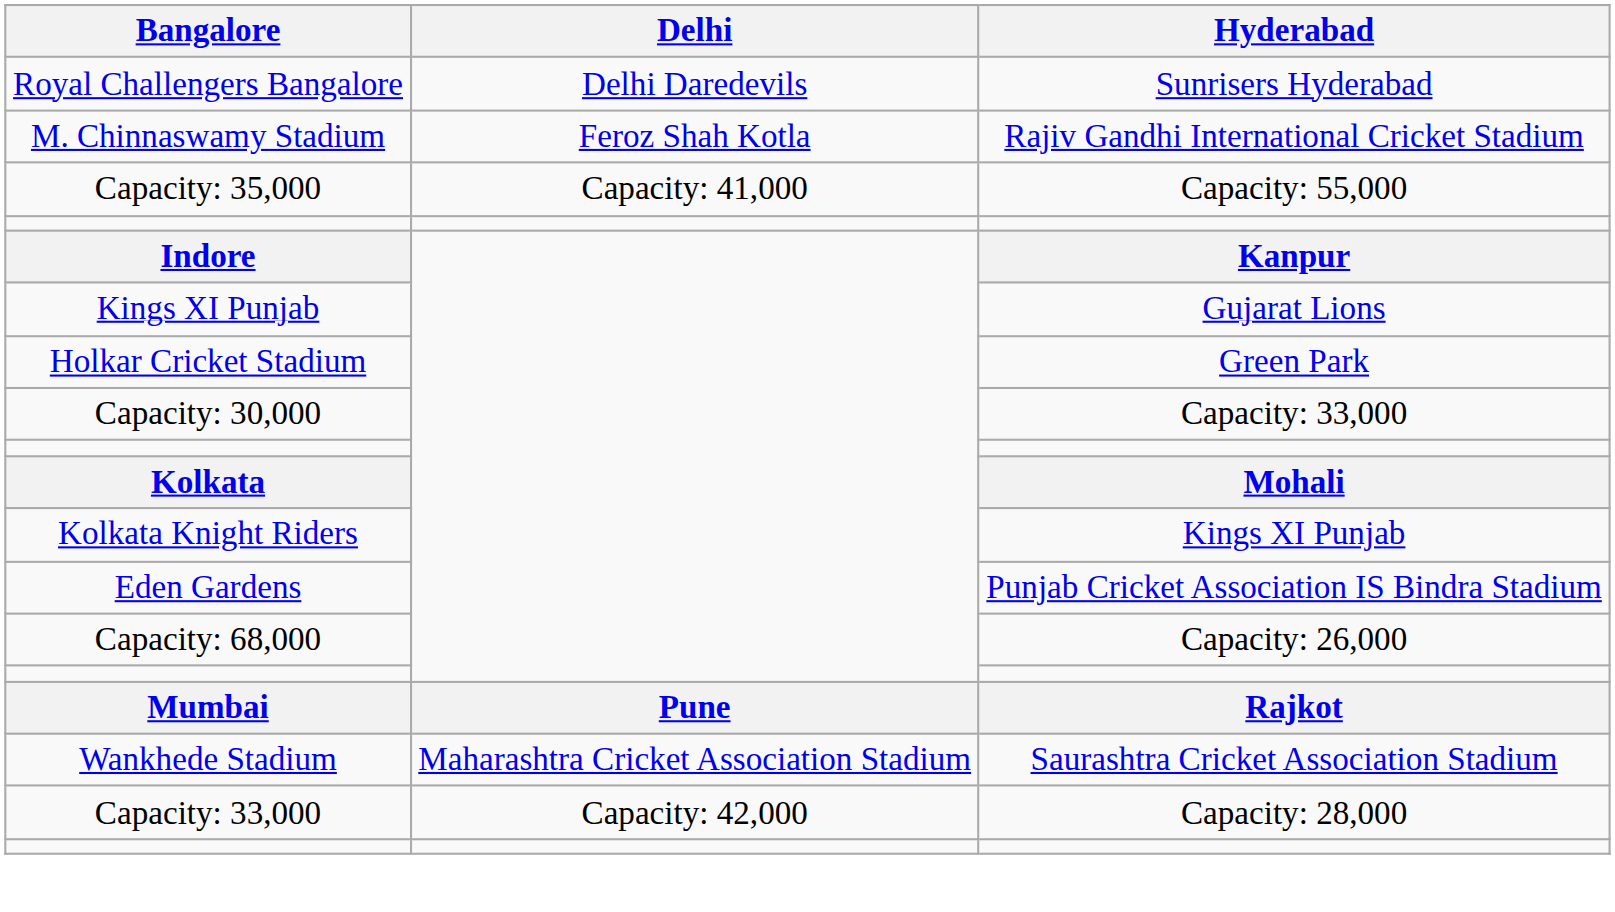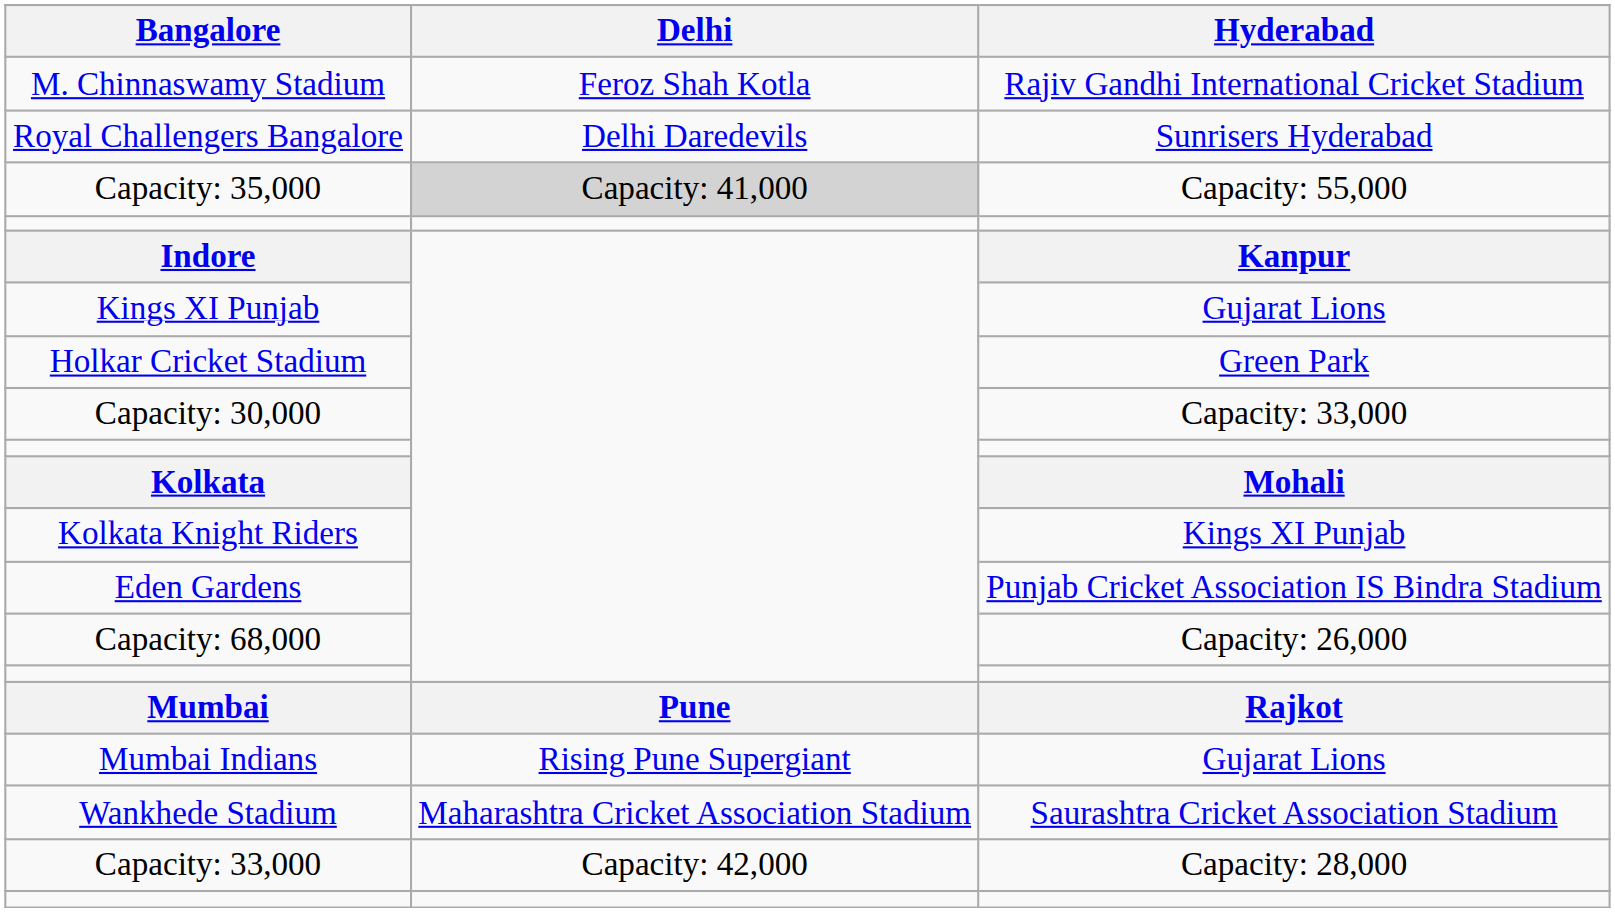rows swapped: (208, 83) <-> (208, 135)
(695, 188) no background -> (695, 188) lightgrey background
+ row: (208, 759)
